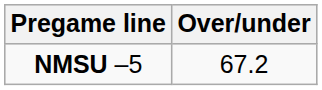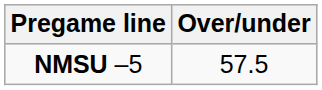(244, 63) 67.2 -> (244, 63) 57.5
